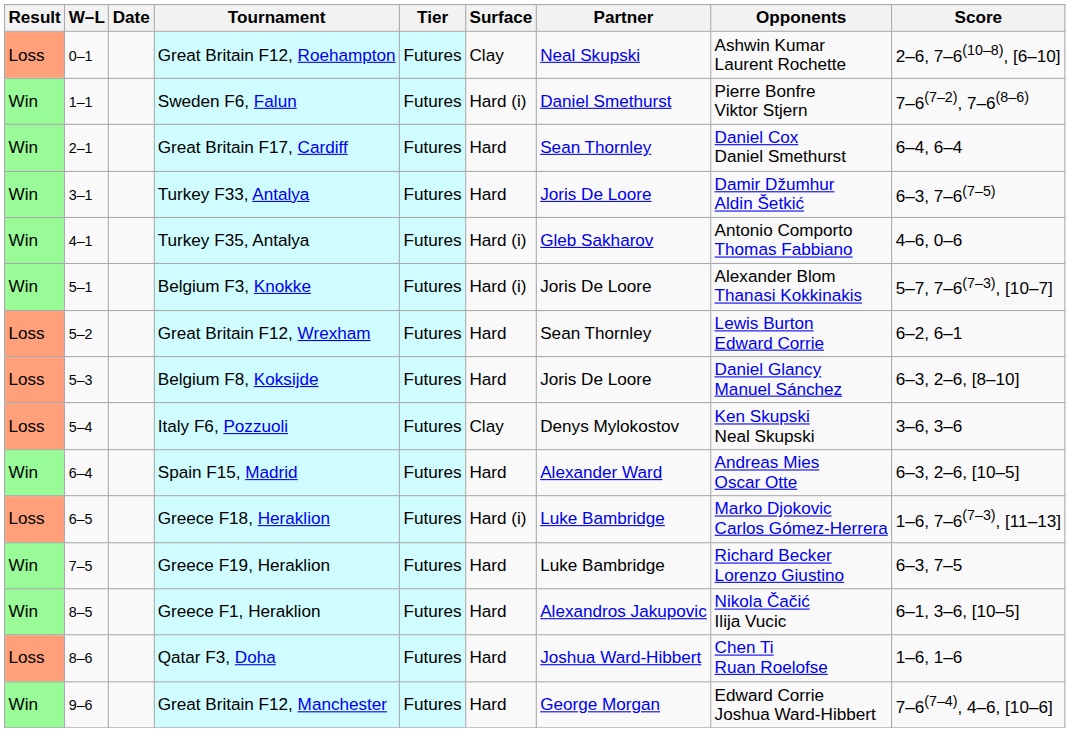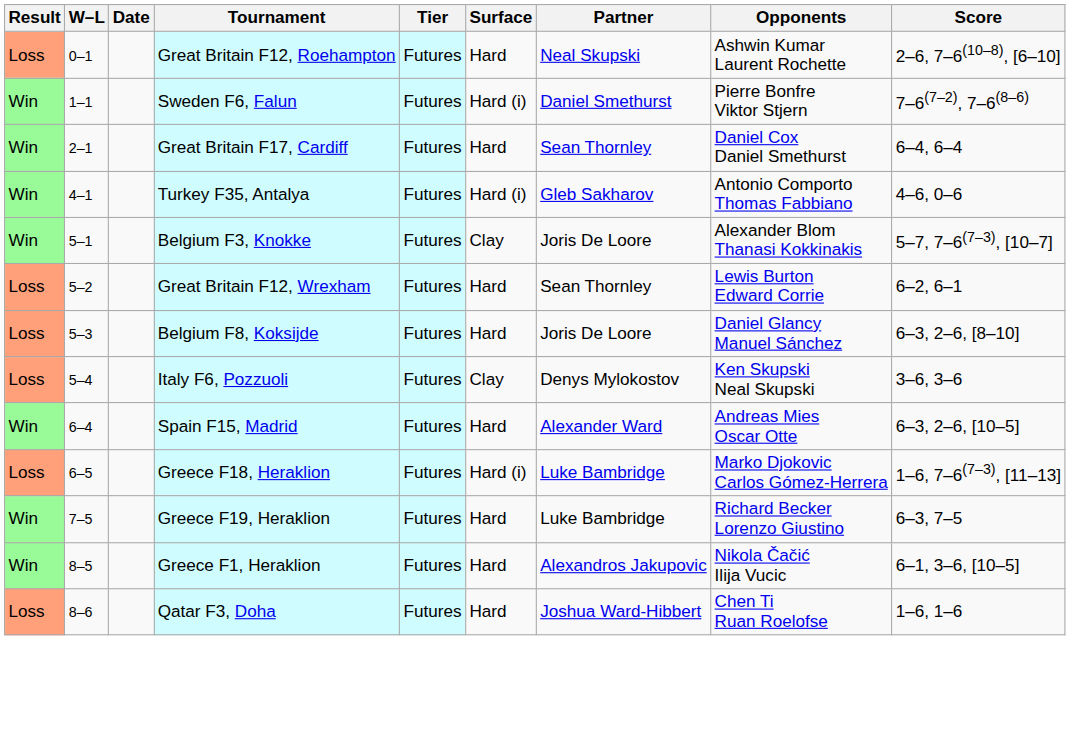(487, 54) Clay -> (488, 54) Hard
- row: (234, 194)
(498, 286) Hard (i) -> (487, 240) Clay
- row: (272, 704)
